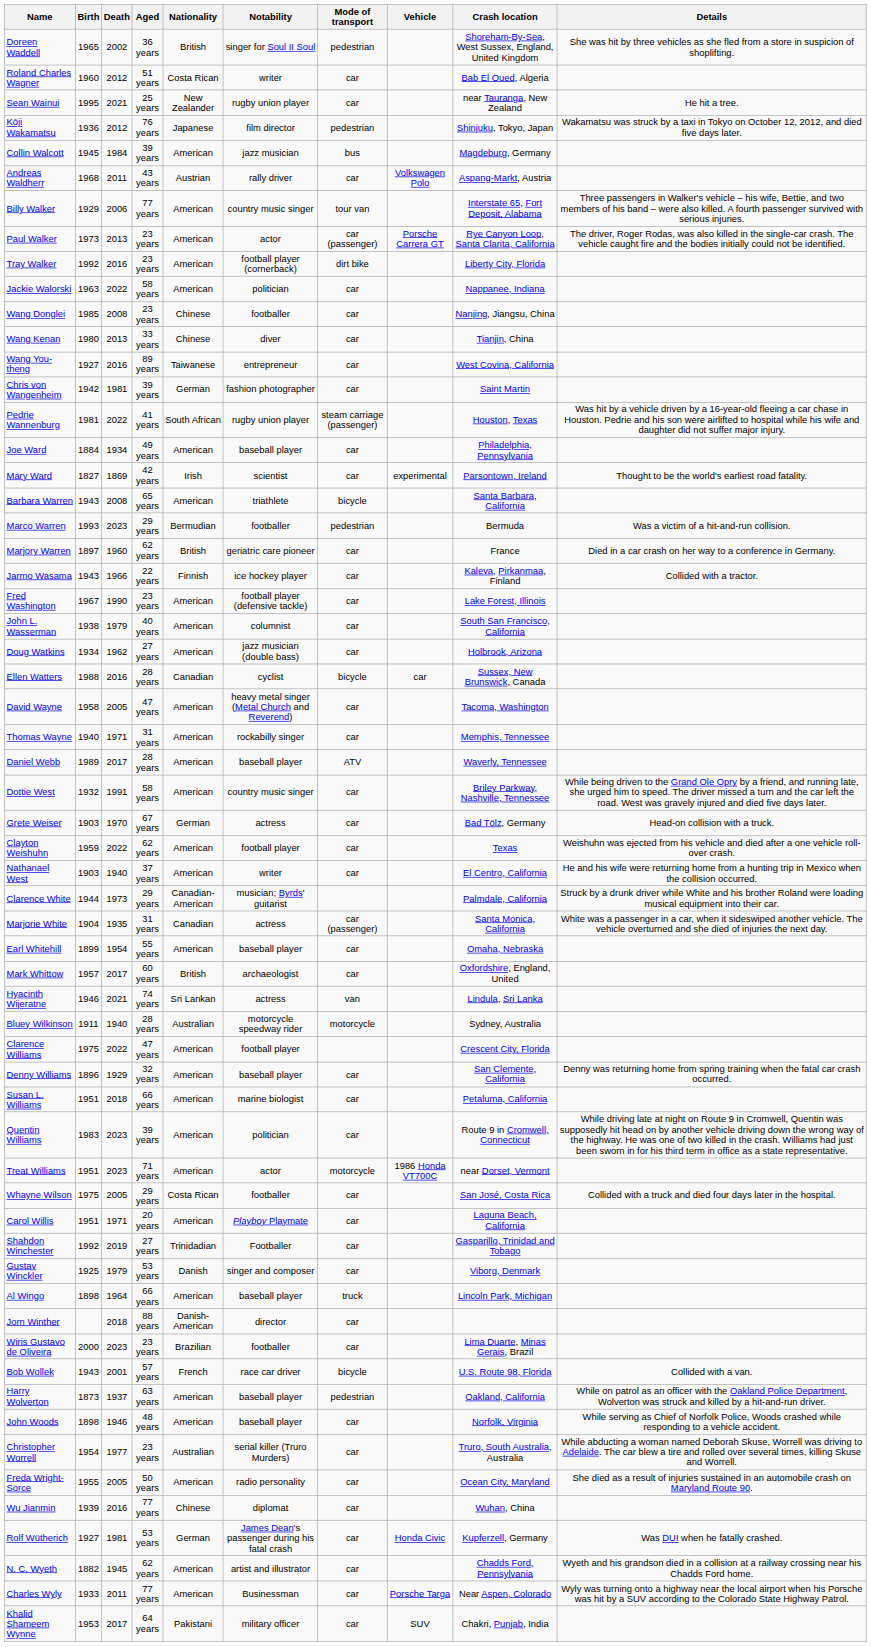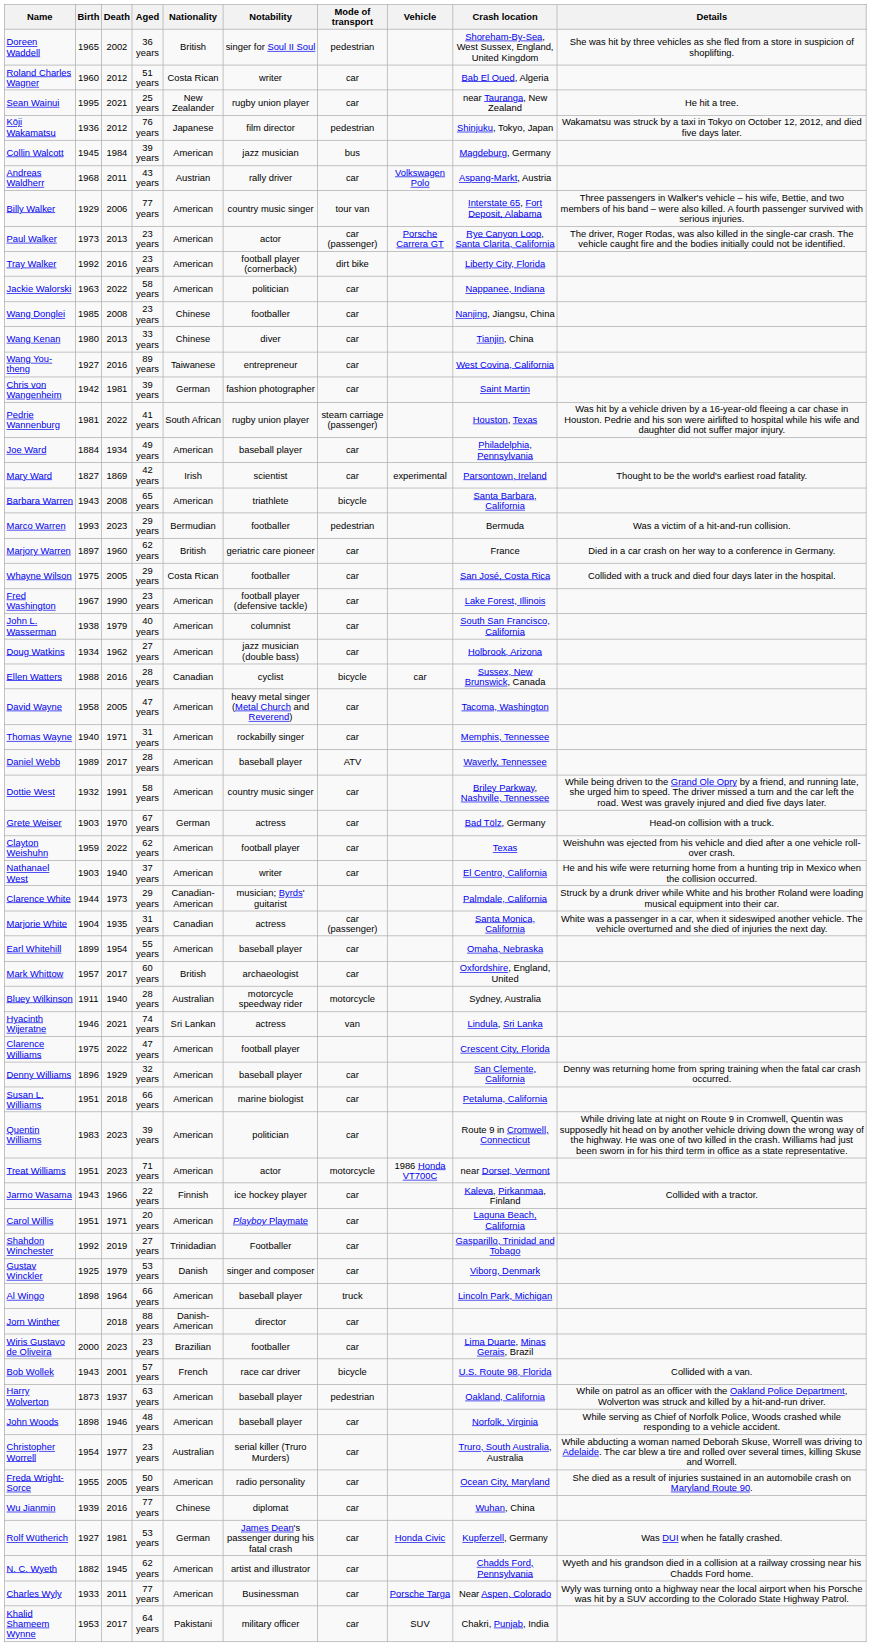rows swapped: (39, 576) <-> (39, 1195)
rows swapped: (26, 999) <-> (40, 1024)
